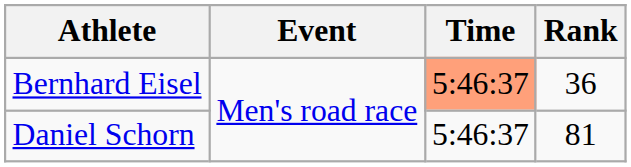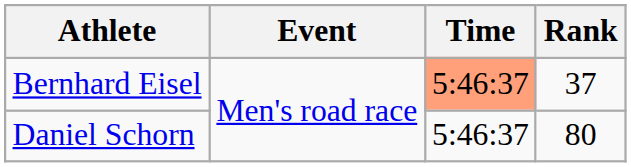(581, 83) 36 -> (581, 83) 37
(581, 135) 81 -> (581, 135) 80
